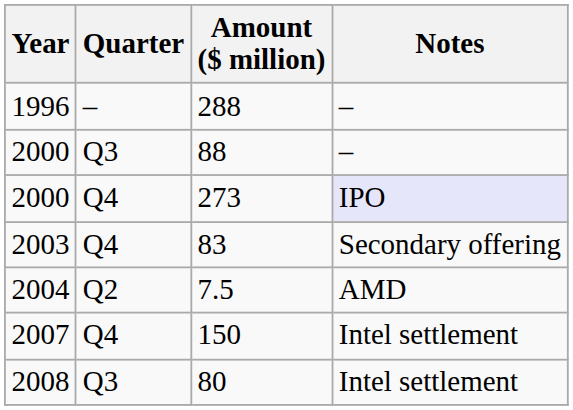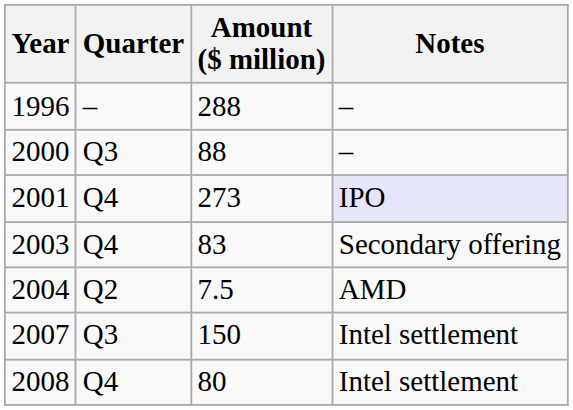(41, 197) 2000 -> (41, 197) 2001
(101, 335) Q4 -> (101, 335) Q3
(101, 381) Q3 -> (101, 381) Q4
